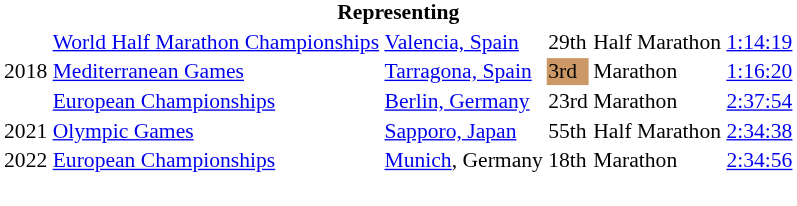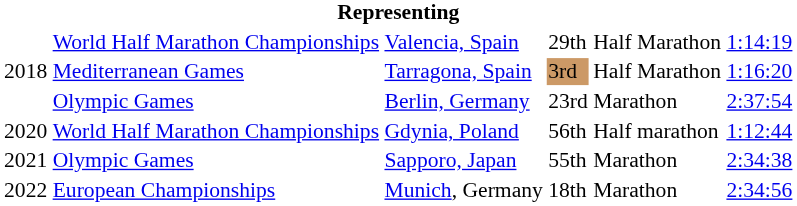(635, 71) Marathon -> (657, 71) Half Marathon
(164, 101) European Championships -> (123, 101) Olympic Games
+ row: (452, 130)
(657, 130) Half Marathon -> (635, 160) Marathon
